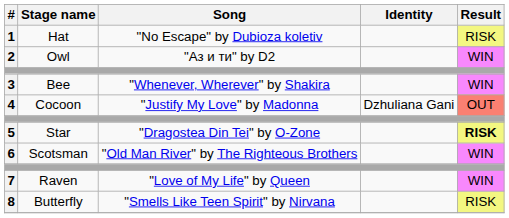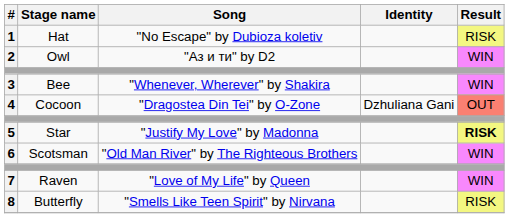(230, 105) "Justify My Love" by Madonna -> (230, 105) "Dragostea Din Tei" by O-Zone
(230, 132) "Dragostea Din Tei" by O-Zone -> (230, 132) "Justify My Love" by Madonna
